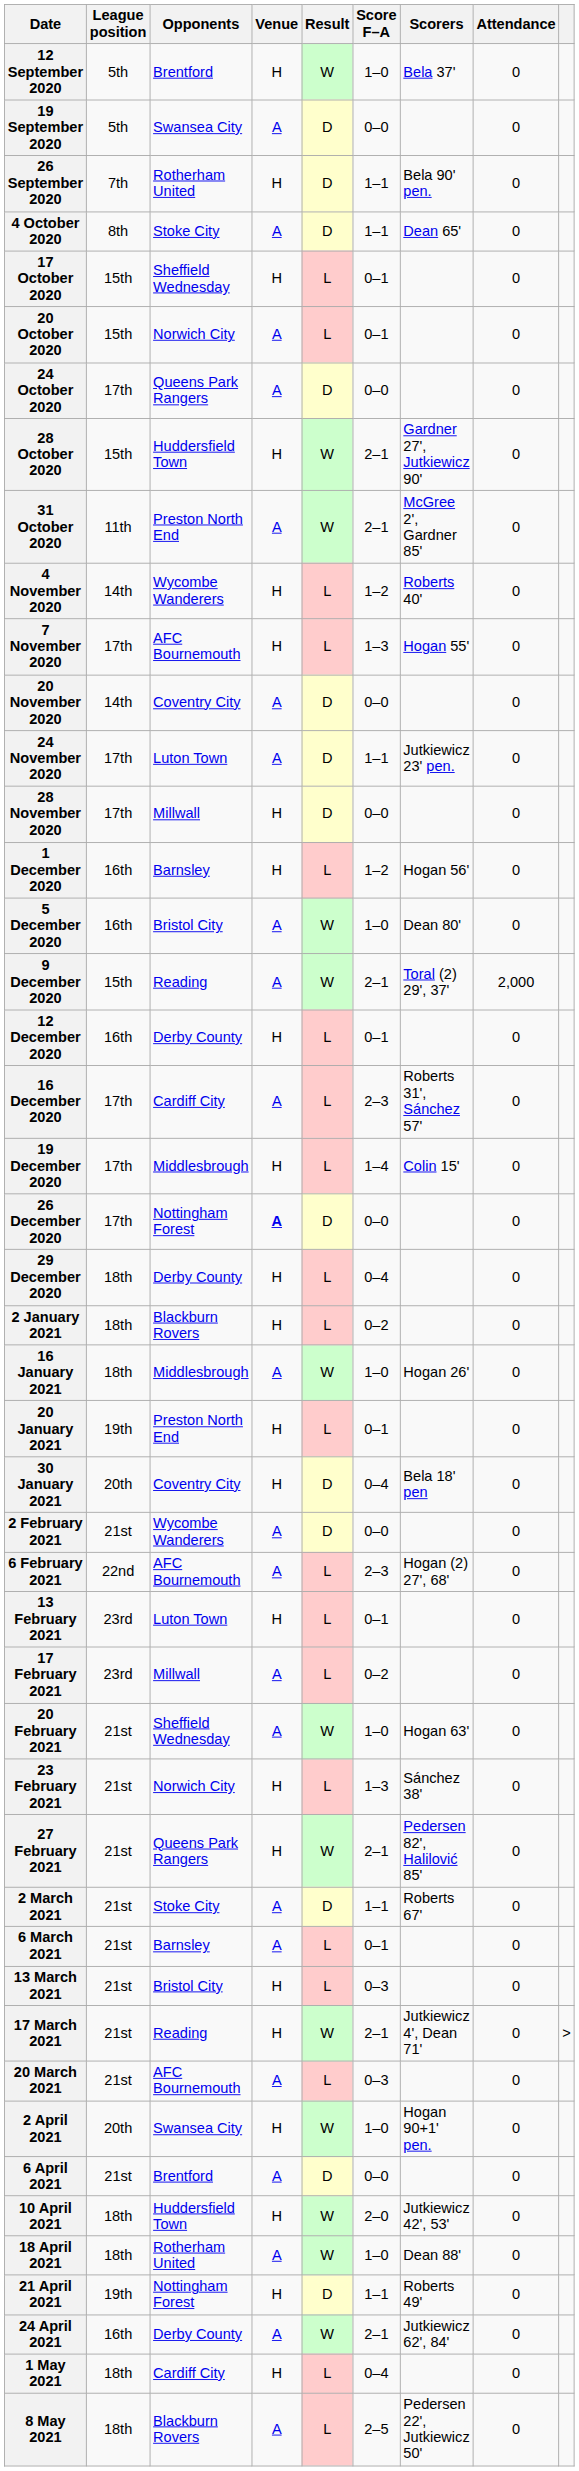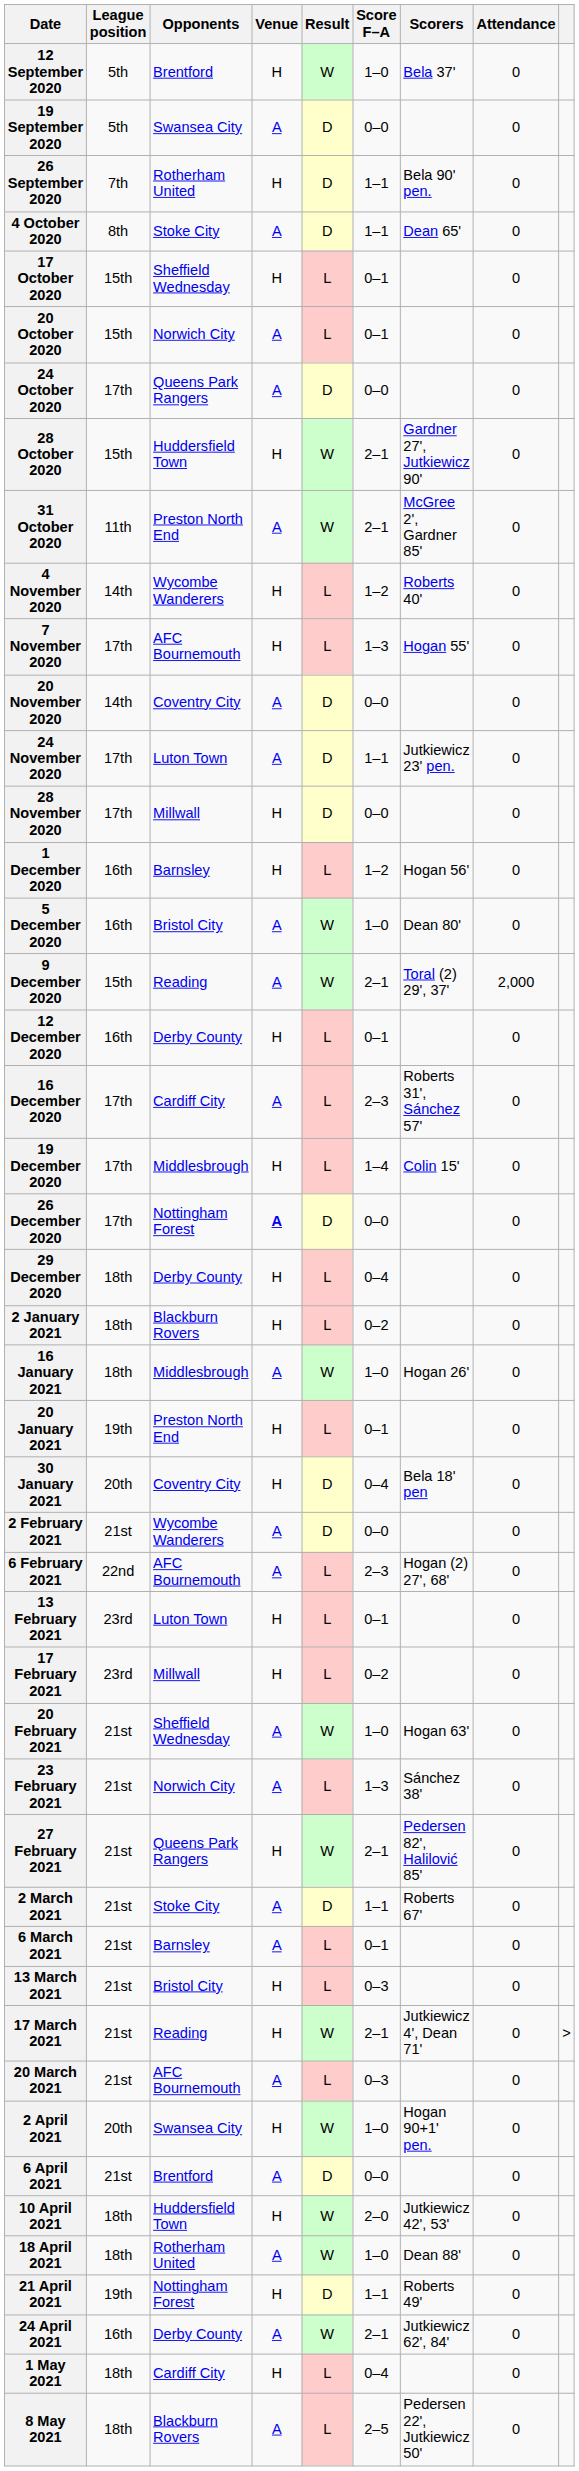(277, 1675) A -> (277, 1675) H
(277, 1786) H -> (277, 1786) A
